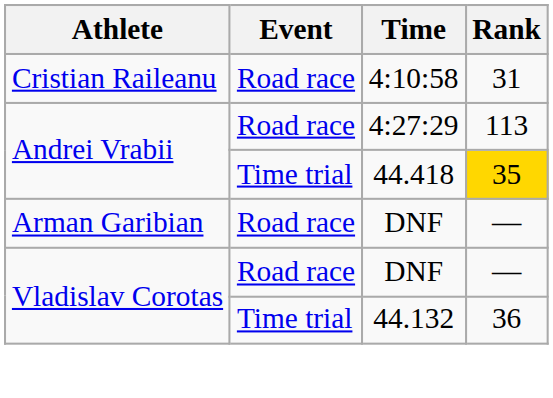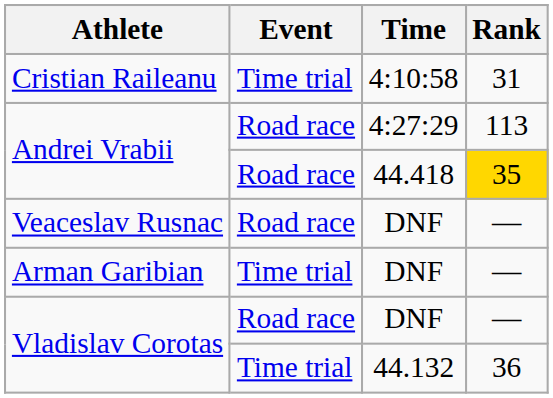(296, 77) Road race -> (295, 77) Time trial
(295, 174) Time trial -> (296, 174) Road race
+ row: (117, 222)
(296, 222) Road race -> (295, 271) Time trial
